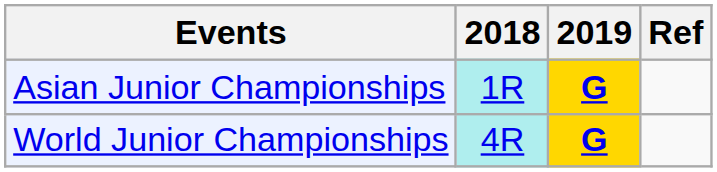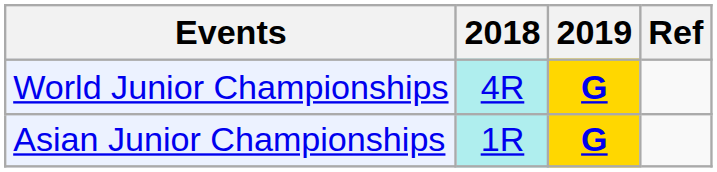rows swapped: (229, 86) <-> (231, 140)
